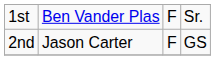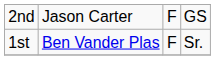rows swapped: (19, 17) <-> (21, 42)
